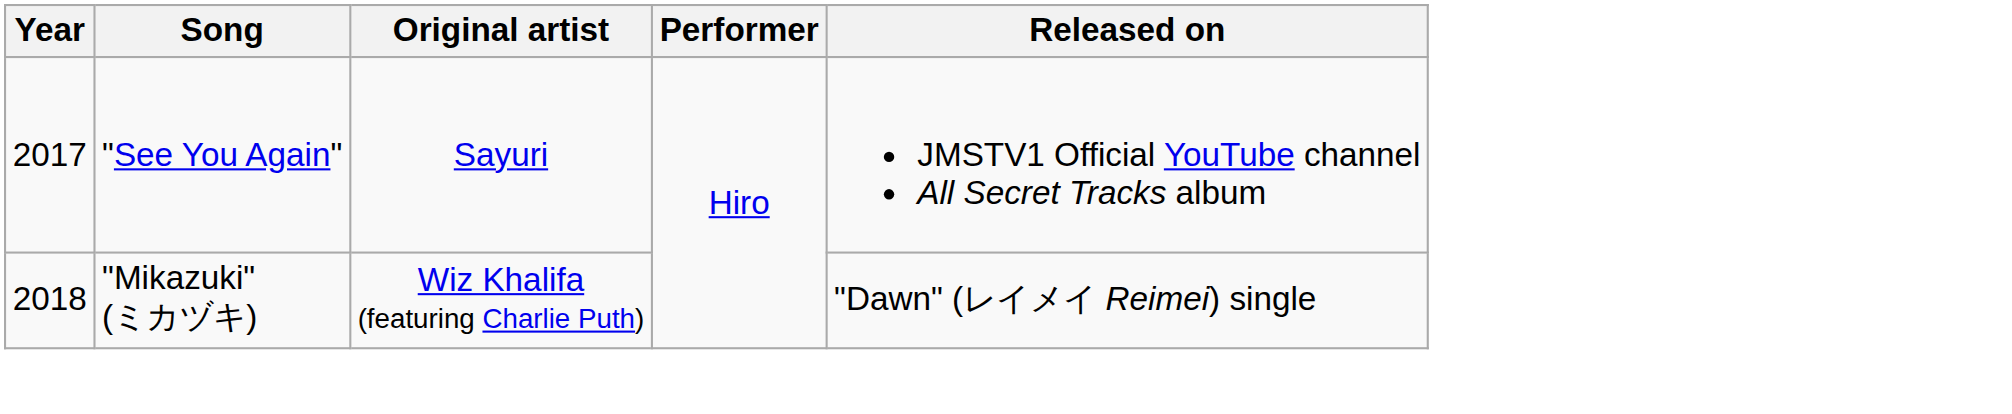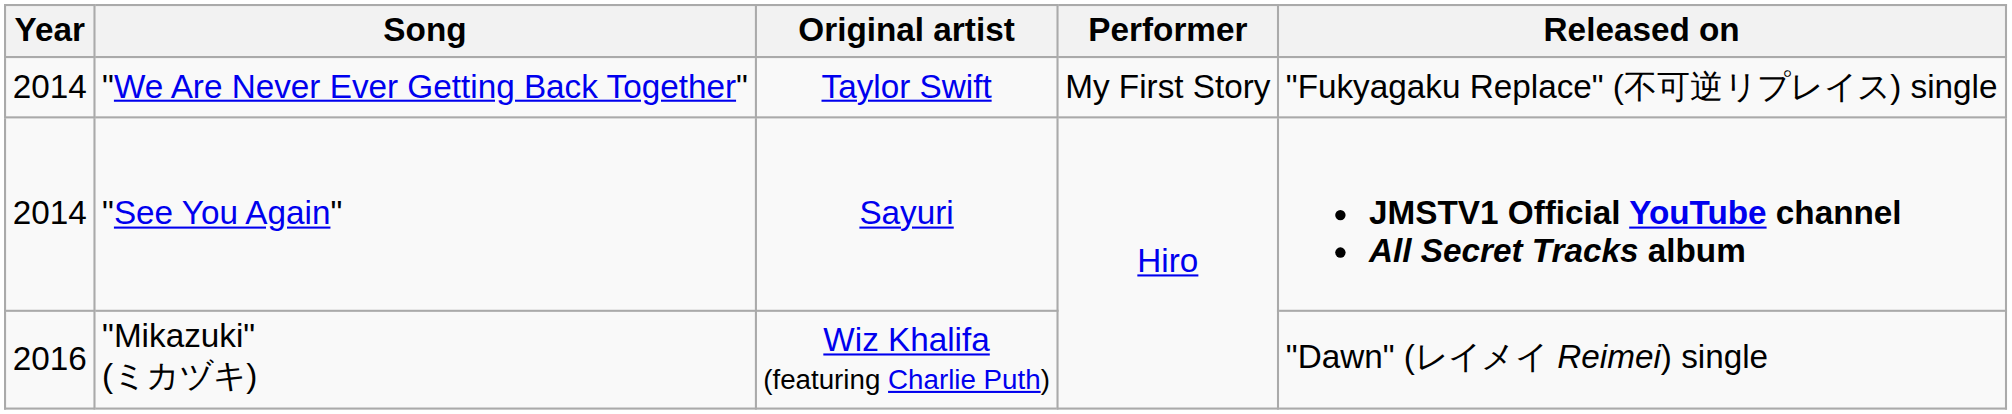+ row: (425, 86)
(50, 154) 2017 -> (50, 213) 2014
(1127, 174) normal -> (1642, 233) bold
(50, 299) 2018 -> (50, 358) 2016
